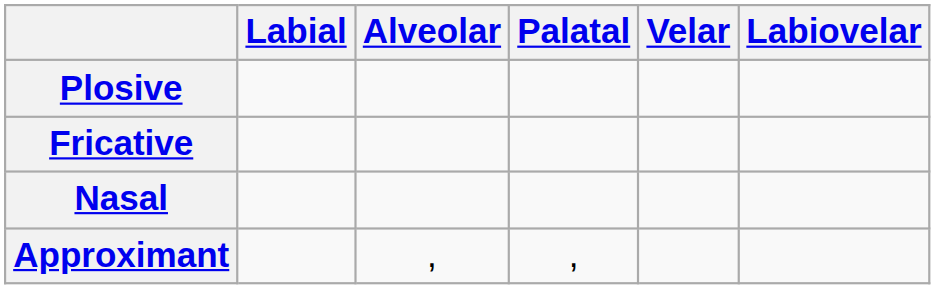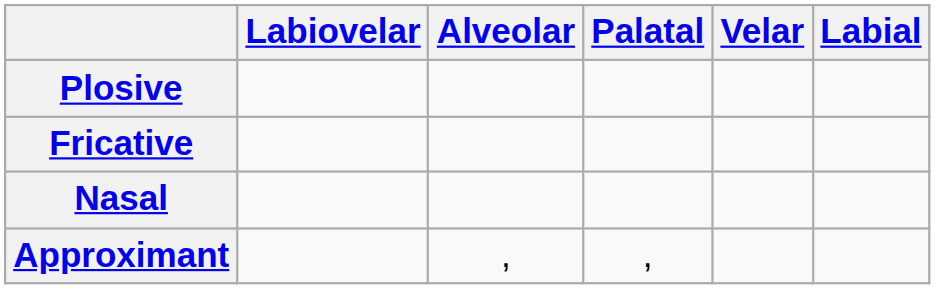columns swapped: (296, 32) <-> (834, 32)
